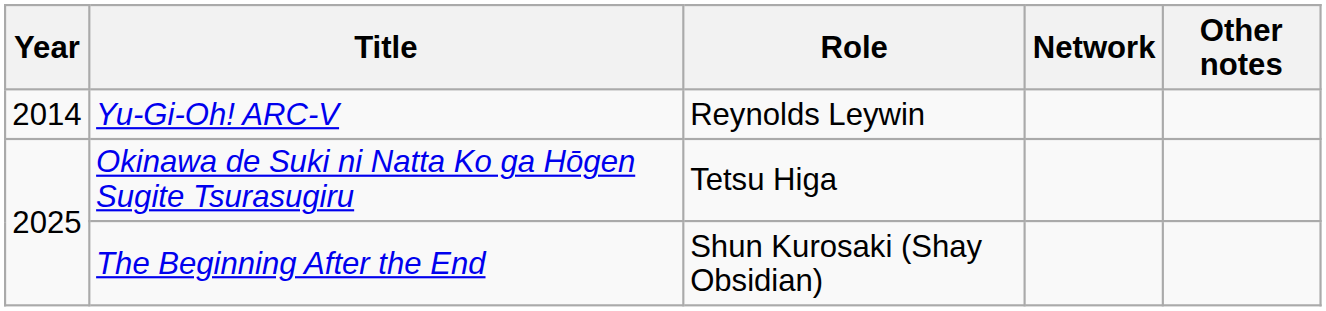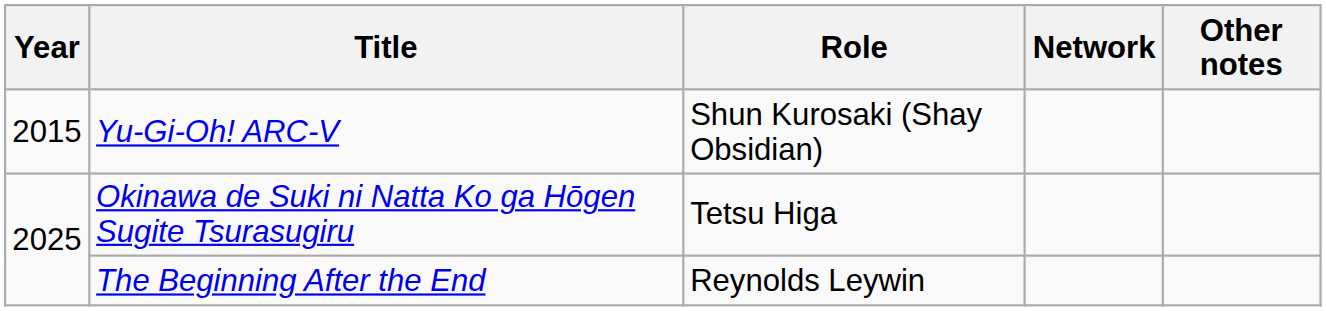(47, 114) 2014 -> (47, 131) 2015
(808, 114) Reynolds Leywin -> (836, 131) Shun Kurosaki (Shay Obsidian)
(836, 264) Shun Kurosaki (Shay Obsidian) -> (808, 281) Reynolds Leywin
